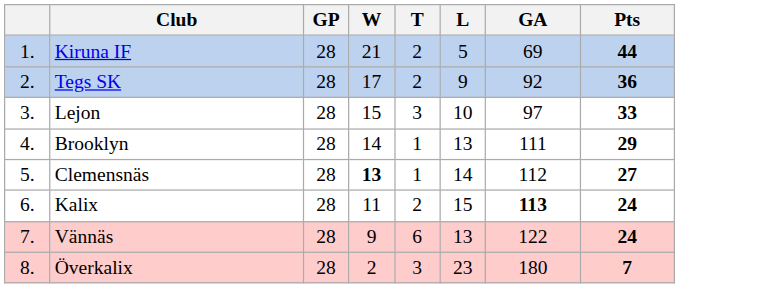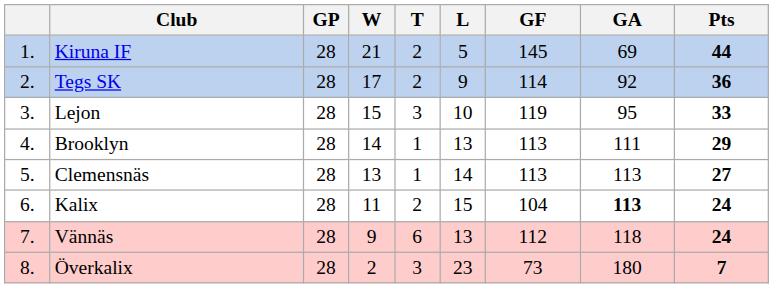+ column: (533, 19)
(533, 112) 97 -> (627, 112) 95
(372, 174) bold -> (372, 174) normal
(533, 174) 112 -> (627, 174) 113
(533, 236) 122 -> (627, 236) 118
